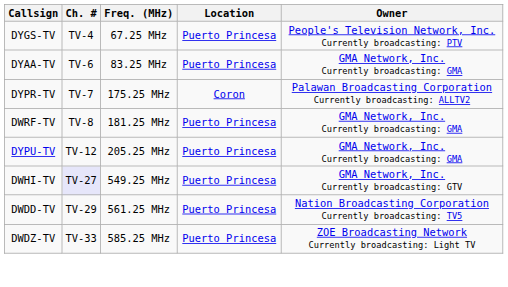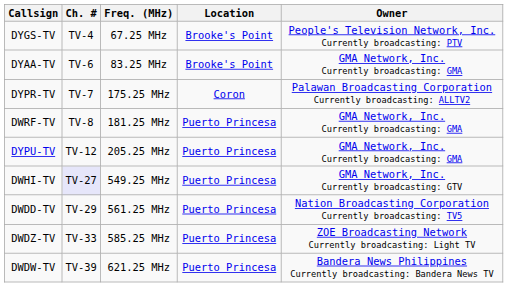(229, 36) Puerto Princesa -> (229, 36) Brooke's Point
(229, 65) Puerto Princesa -> (229, 65) Brooke's Point
+ row: (33, 267)
